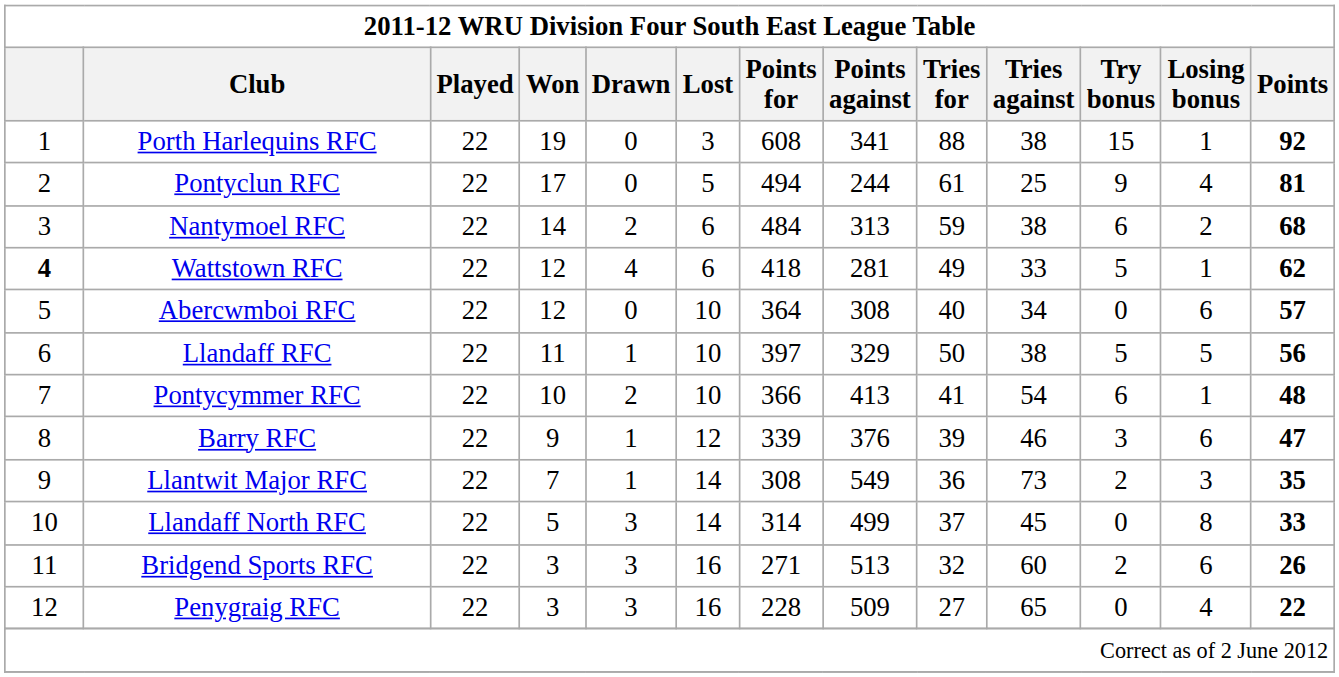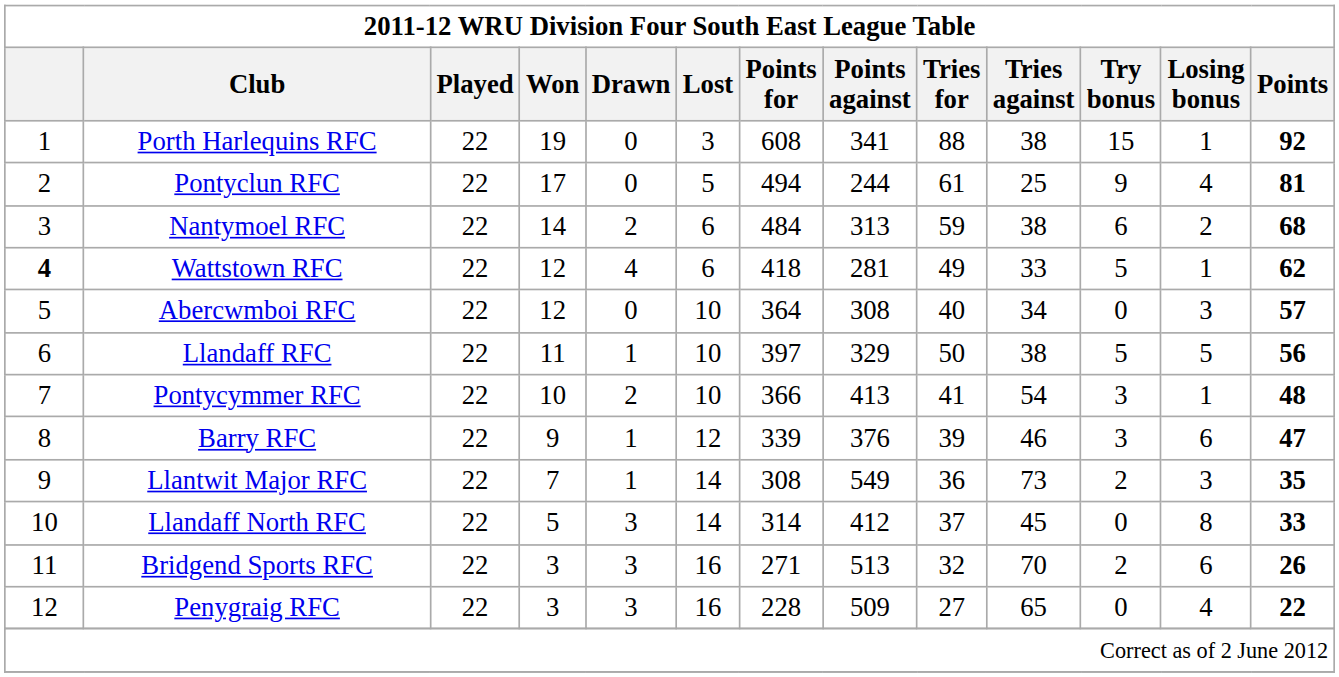(1206, 310) 6 -> (1206, 310) 3
(1121, 395) 6 -> (1121, 395) 3
(870, 522) 499 -> (870, 522) 412
(1034, 564) 60 -> (1034, 564) 70
